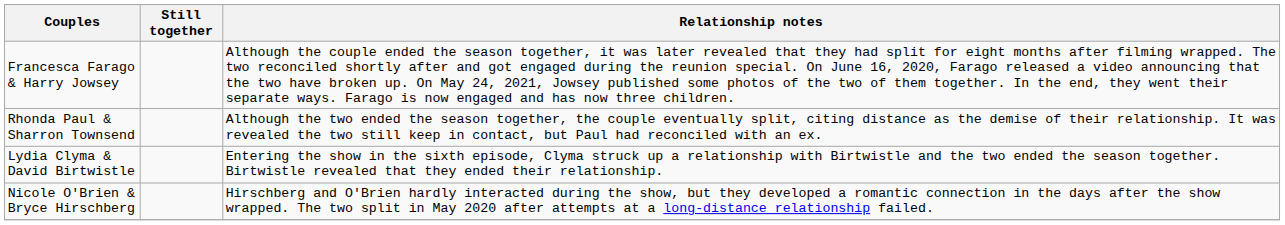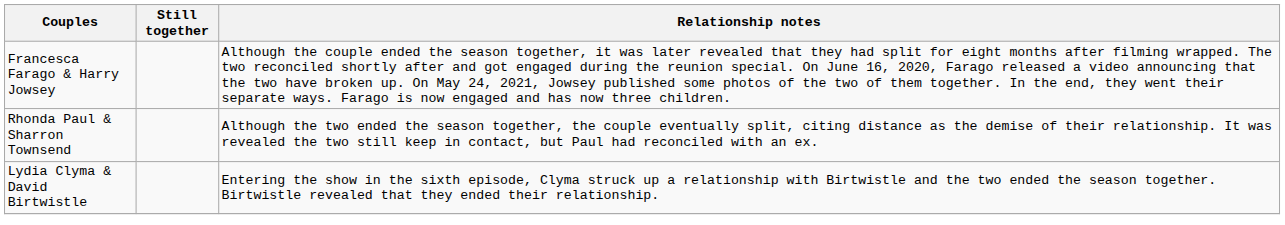- row: (71, 201)
